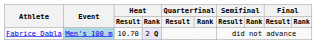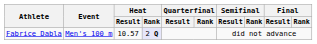(89, 33) lightblue background -> (89, 33) no background
(128, 33) 10.70 -> (128, 33) 10.57
